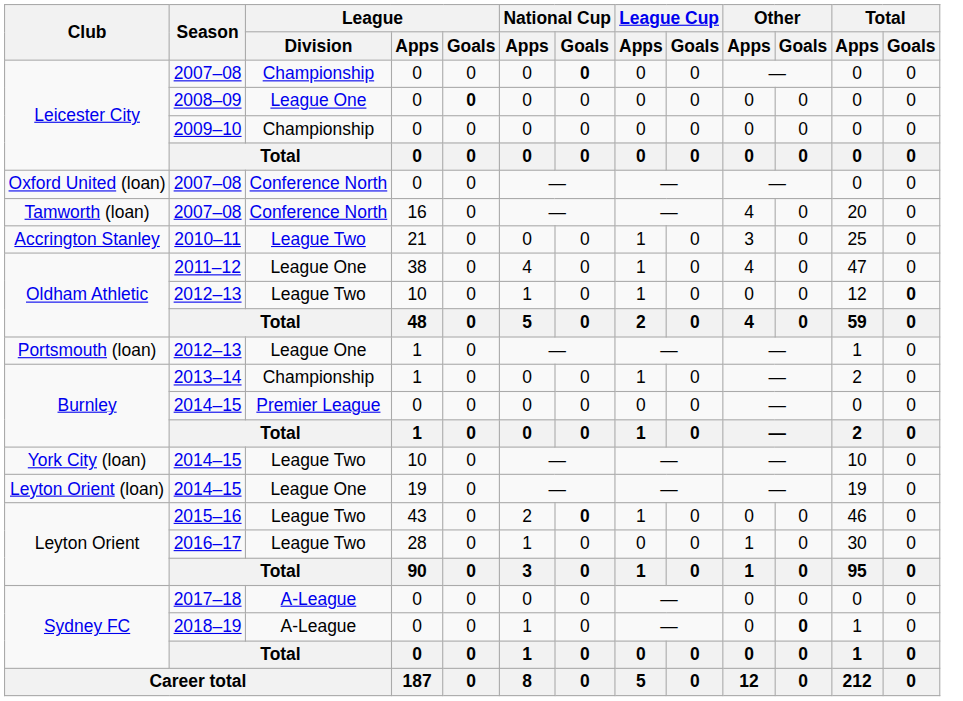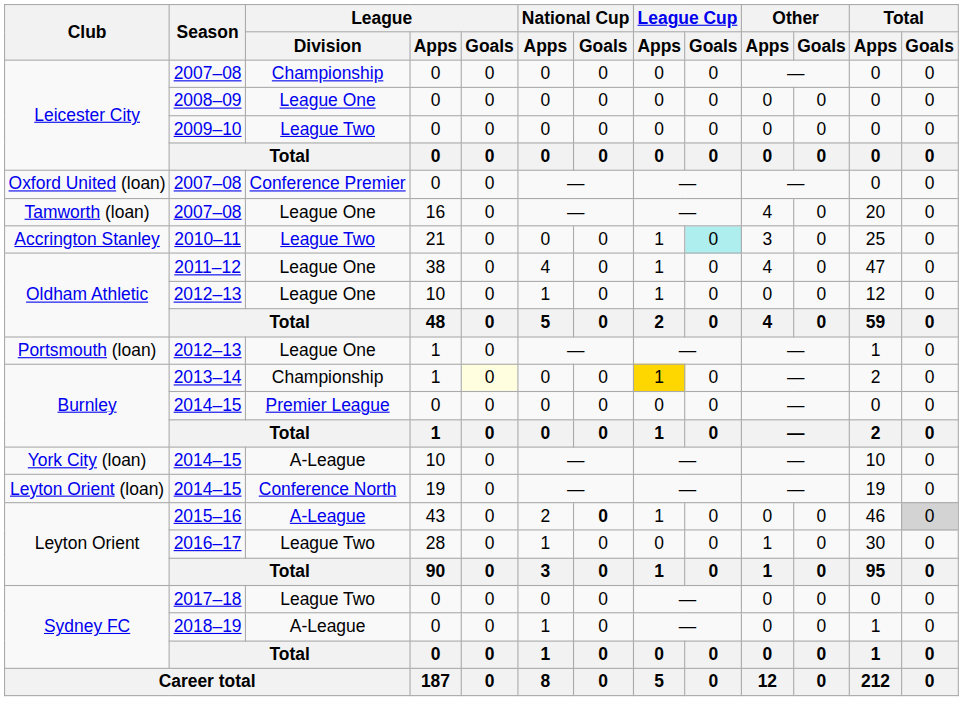(585, 73) bold -> (603, 73) normal
(471, 101) bold -> (490, 101) normal
(318, 128) Championship -> (328, 128) League Two
(318, 184) Conference North -> (328, 184) Conference Premier
(318, 211) Conference North -> (328, 211) League One
(695, 239) no background -> (713, 239) paleturquoise background
(318, 294) League Two -> (328, 294) League One
(911, 294) bold -> (930, 294) normal
(471, 377) no background -> (490, 377) lightyellow background
(641, 377) no background -> (659, 377) gold background
(318, 460) League Two -> (328, 460) A-League
(318, 488) League One -> (328, 488) Conference North
(318, 516) League Two -> (328, 516) A-League
(911, 516) no background -> (930, 516) lightgrey background
(318, 599) A-League -> (328, 599) League Two
(803, 626) bold -> (821, 626) normal
